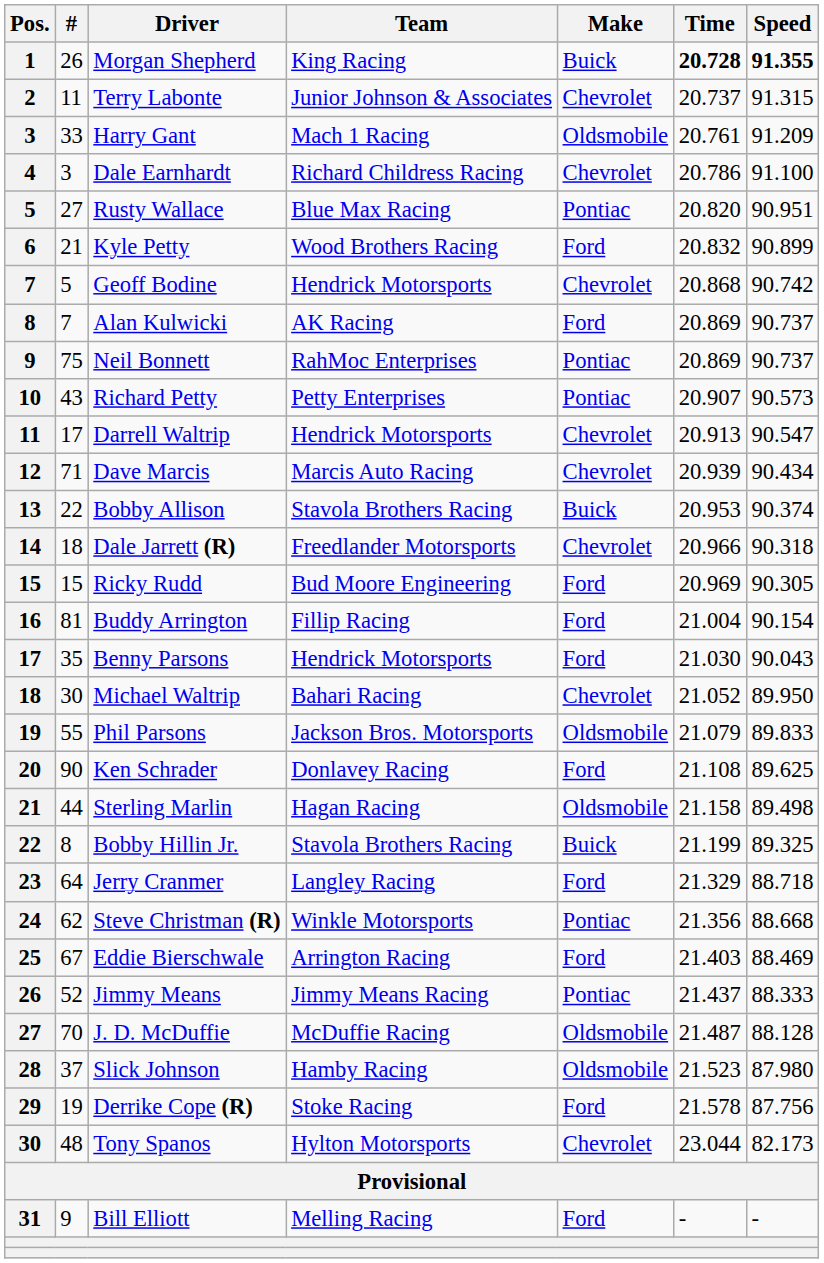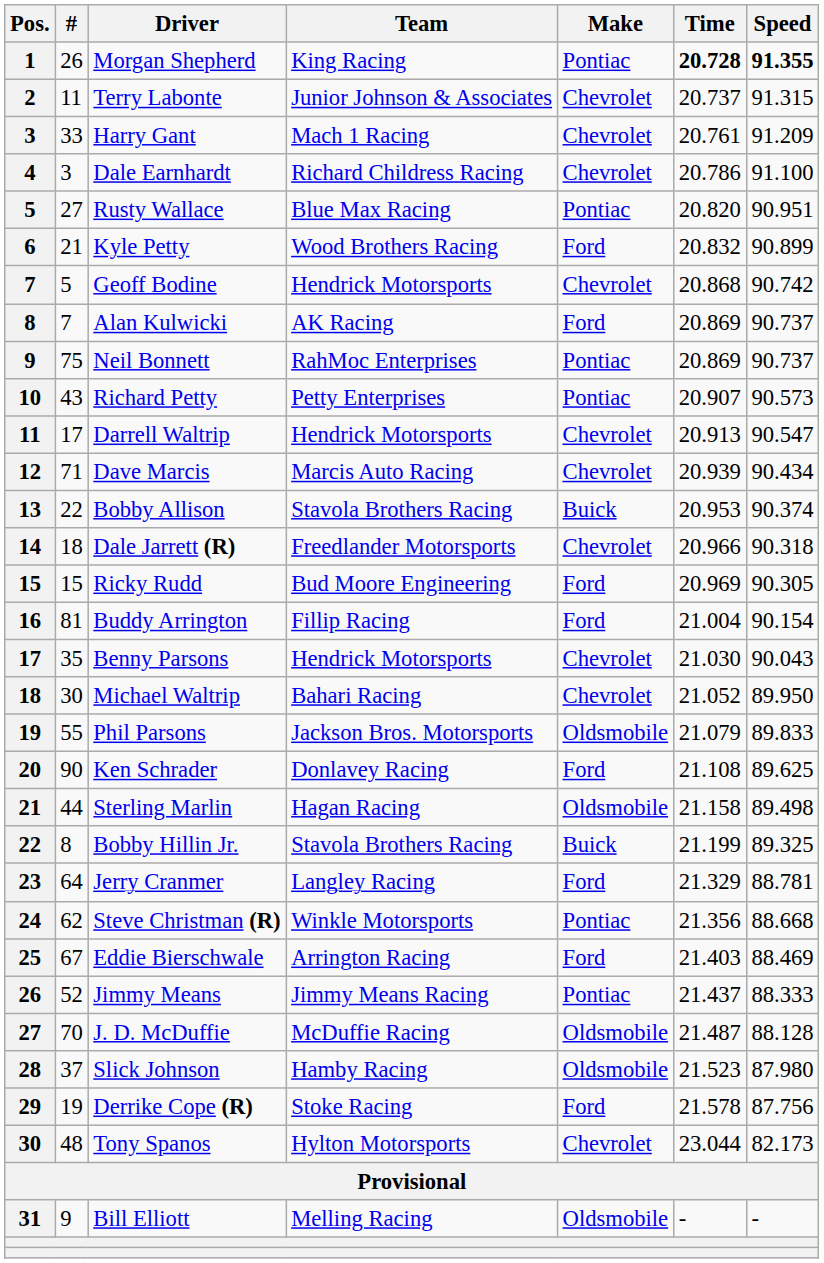(590, 60) Buick -> (596, 60) Pontiac
(615, 135) Oldsmobile -> (607, 135) Chevrolet
(584, 658) Ford -> (607, 658) Chevrolet
(783, 882) 88.718 -> (783, 882) 88.781
(584, 1218) Ford -> (615, 1218) Oldsmobile
